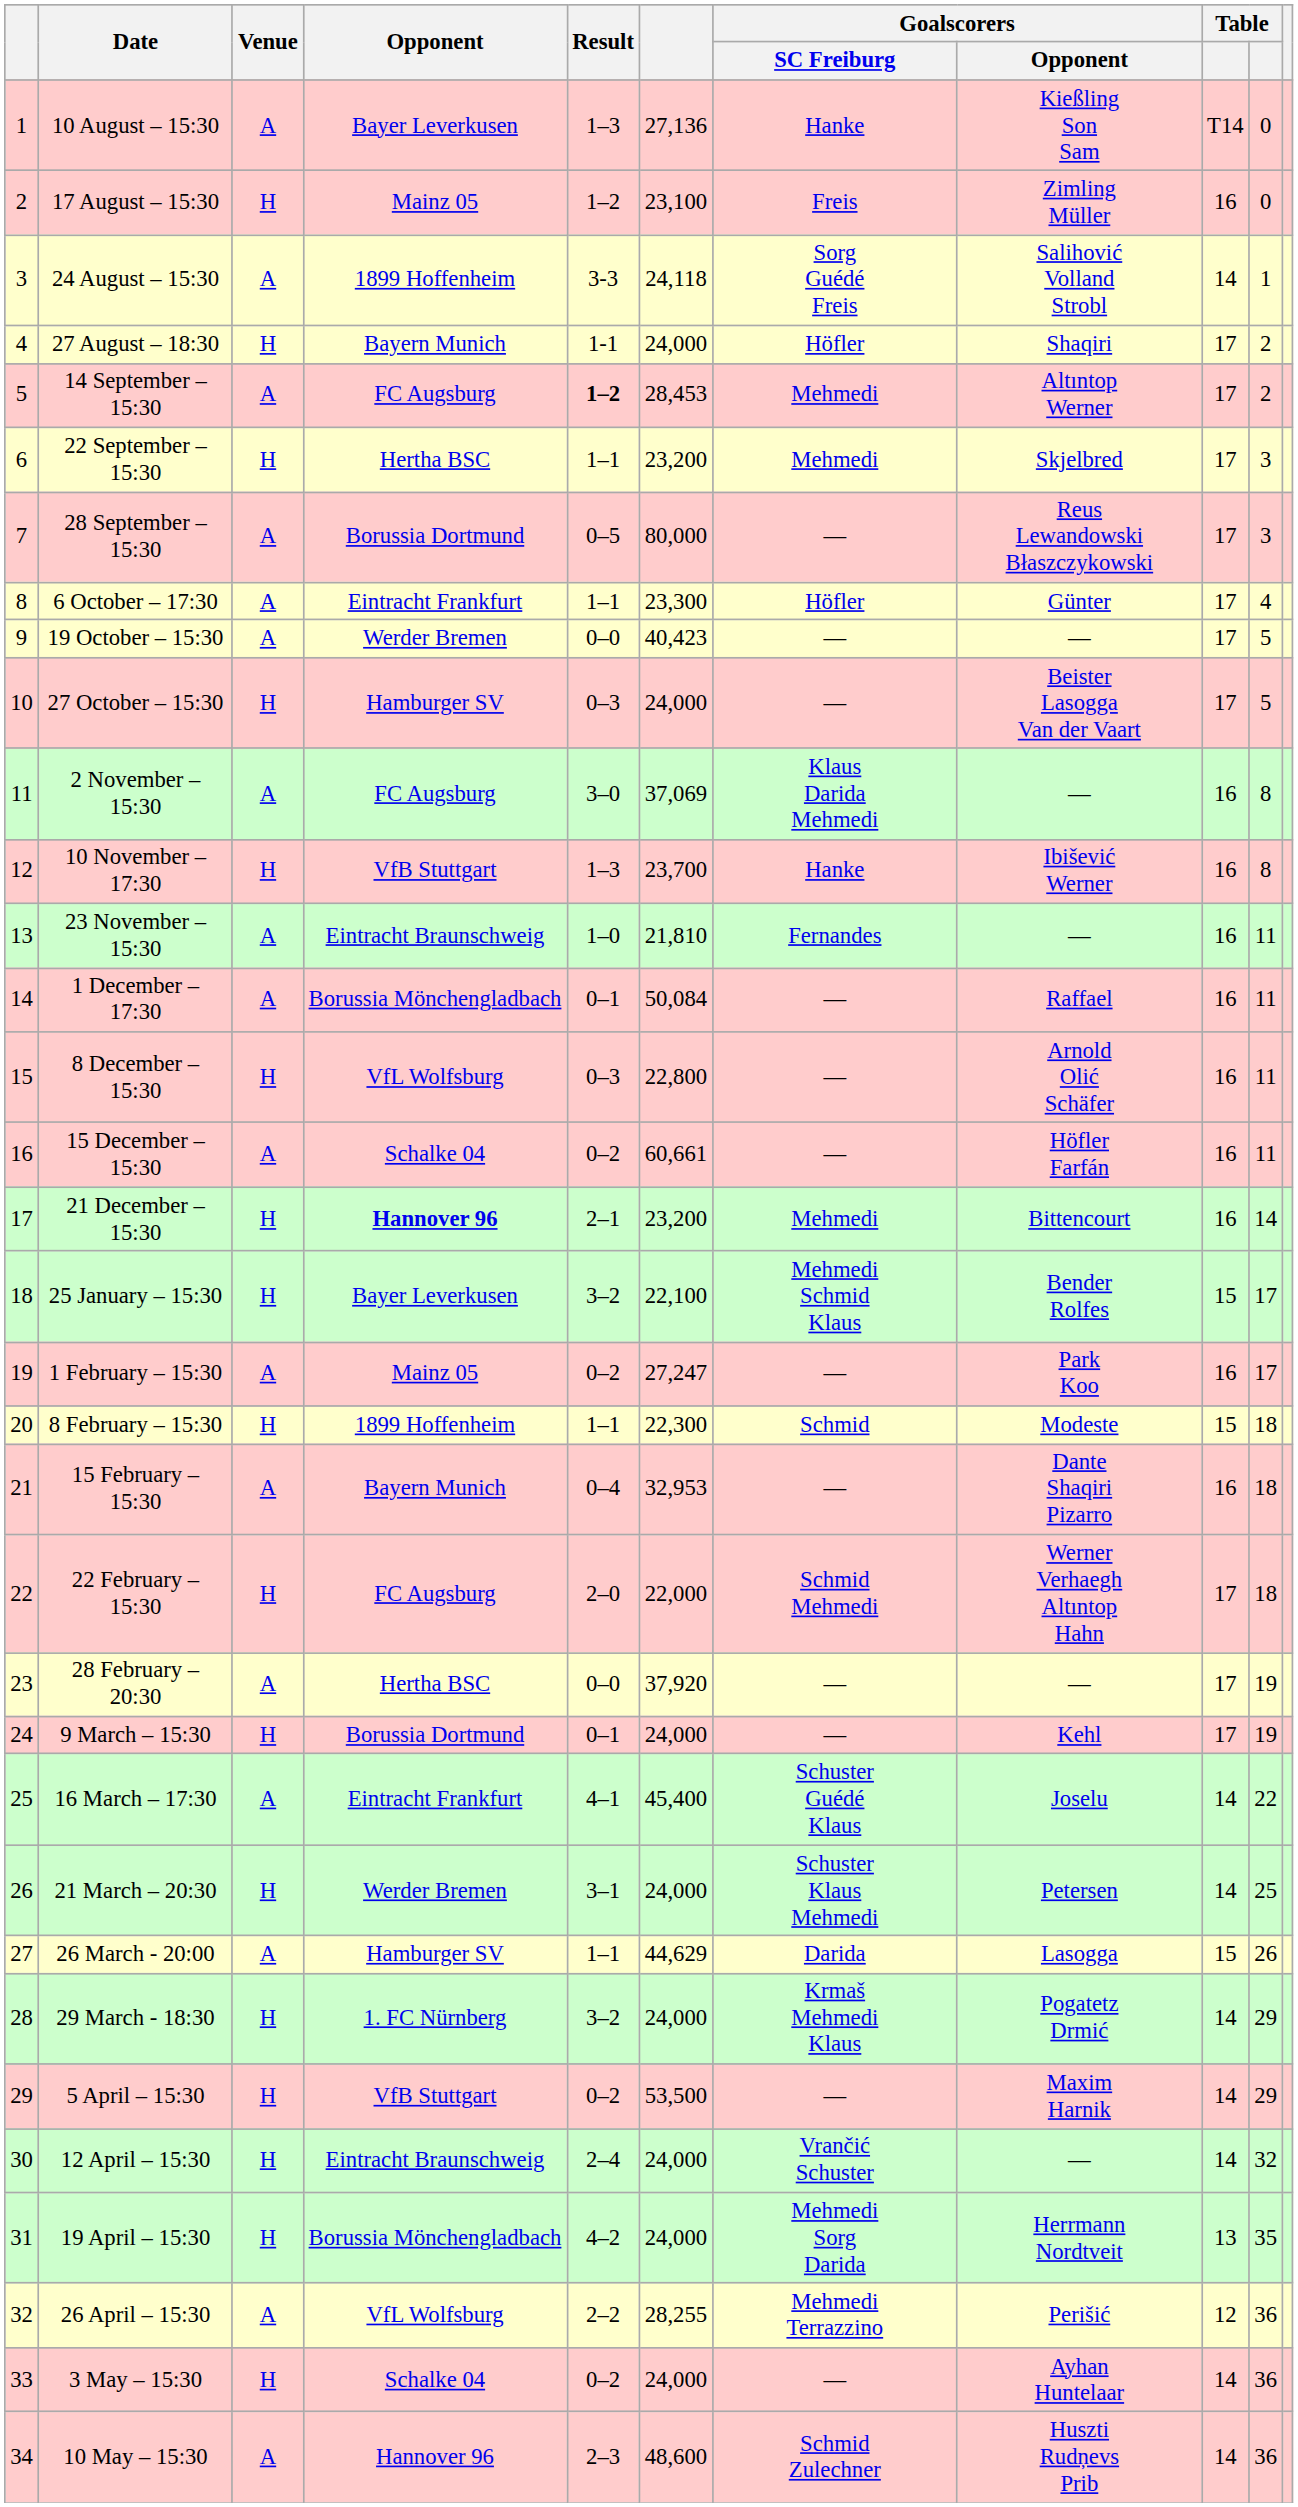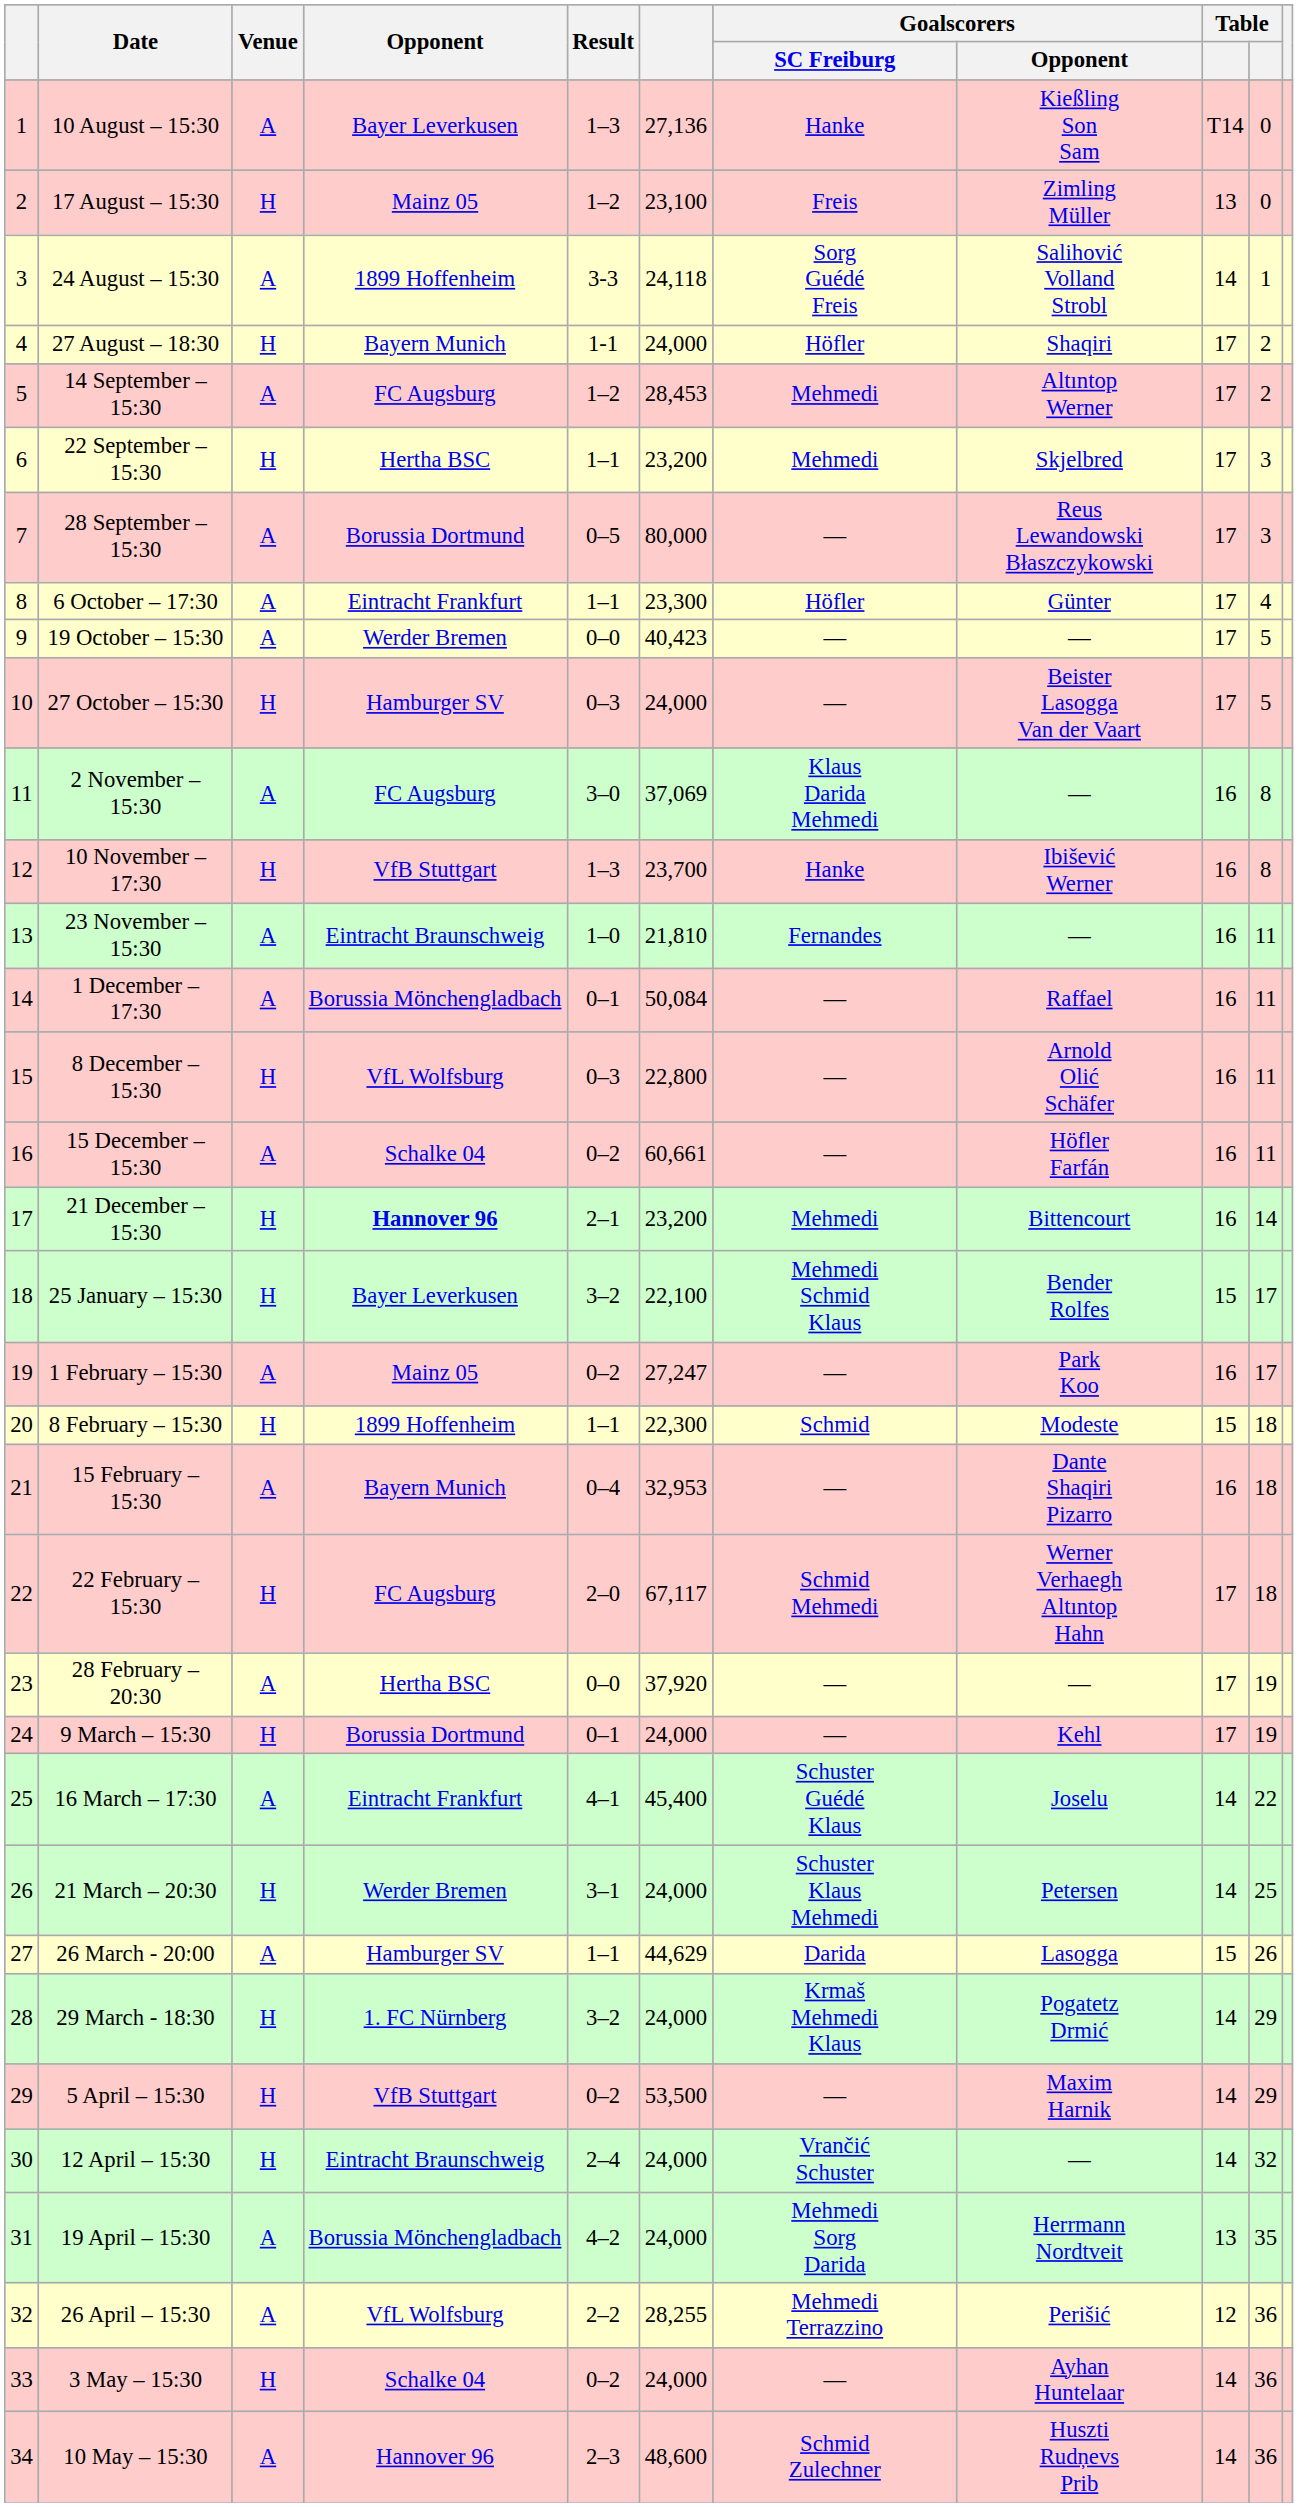(1225, 202) 16 -> (1225, 202) 13
(603, 394) bold -> (603, 394) normal
(676, 1592) 22,000 -> (676, 1592) 67,117
(268, 2237) H -> (268, 2237) A
